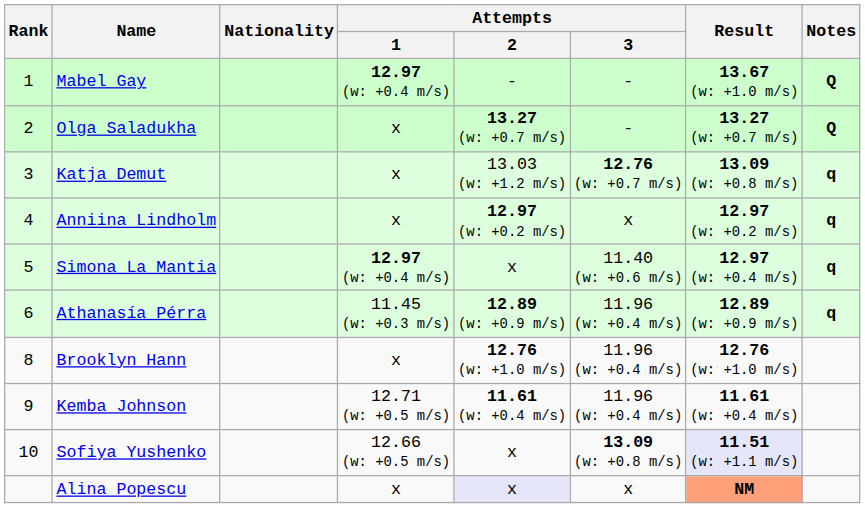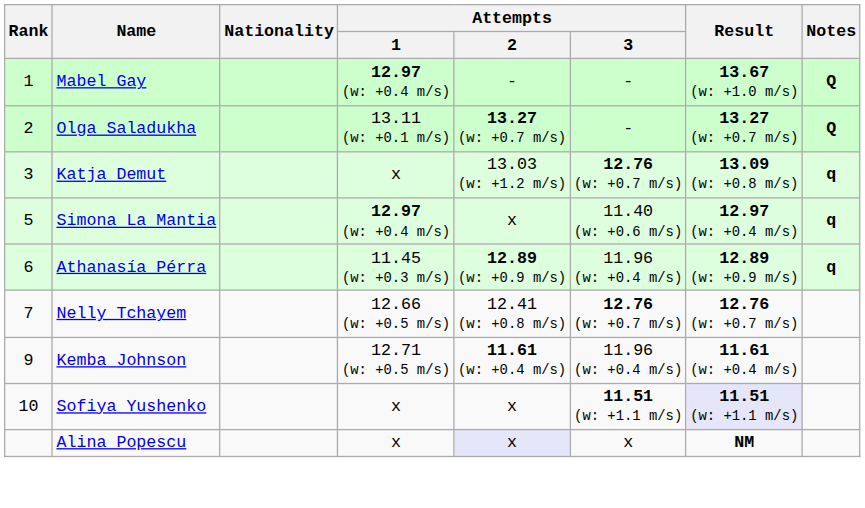(396, 128) x -> (396, 128) 13.11 (w: +0.1 m/s)
- row: (136, 221)
+ row: (121, 314)
- row: (121, 360)
(396, 452) 12.66 (w: +0.5 m/s) -> (396, 406) x
(628, 452) 13.09 (w: +0.8 m/s) -> (628, 406) 11.51 (w: +1.1 m/s)
(744, 489) lightsalmon background -> (744, 443) no background
